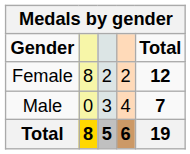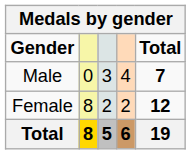rows swapped: (42, 105) <-> (42, 77)
